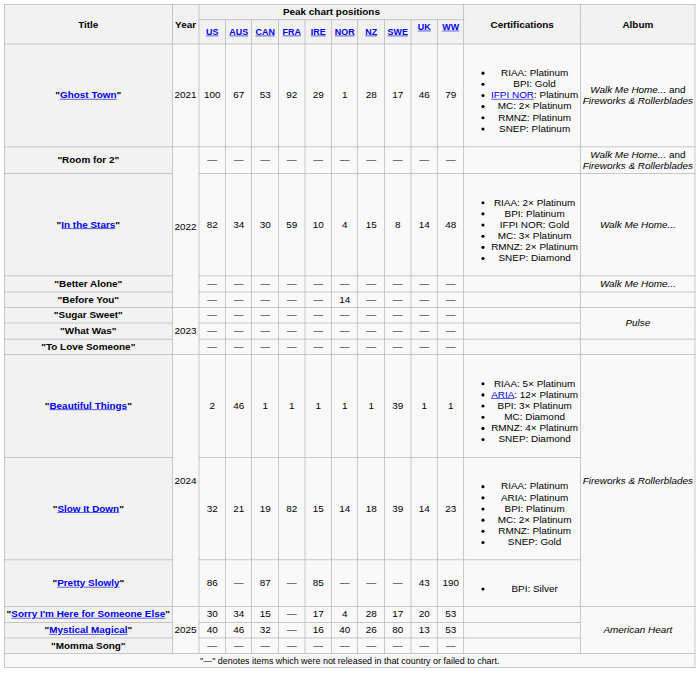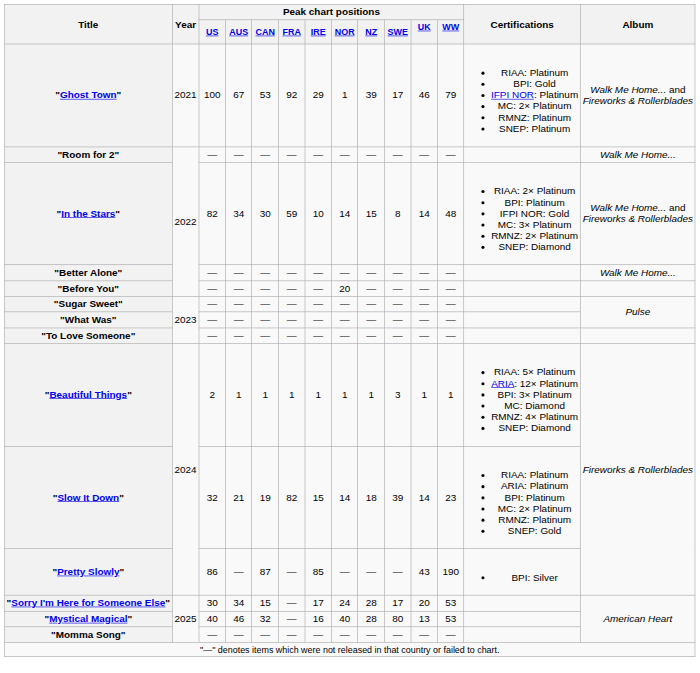(371, 95) 28 -> (371, 95) 39
(638, 160) Walk Me Home... and Fireworks & Rollerblades -> (638, 154) Walk Me Home...
(345, 224) 4 -> (345, 213) 14
(638, 224) Walk Me Home... -> (638, 213) Walk Me Home... and Fireworks & Rollerblades
(345, 299) 14 -> (345, 288) 20
(239, 406) 46 -> (239, 394) 1
(398, 406) 39 -> (398, 394) 3
(345, 614) 4 -> (345, 603) 24
(371, 630) 26 -> (371, 619) 28
